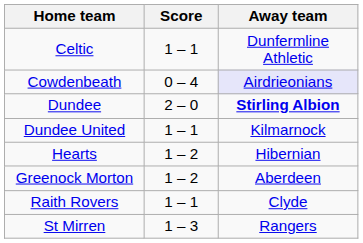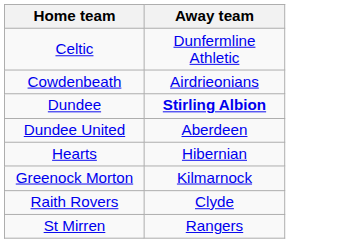- column: (181, 16)
(288, 81) lavender background -> (214, 81) no background
(288, 130) Kilmarnock -> (214, 130) Aberdeen
(288, 178) Aberdeen -> (214, 178) Kilmarnock
